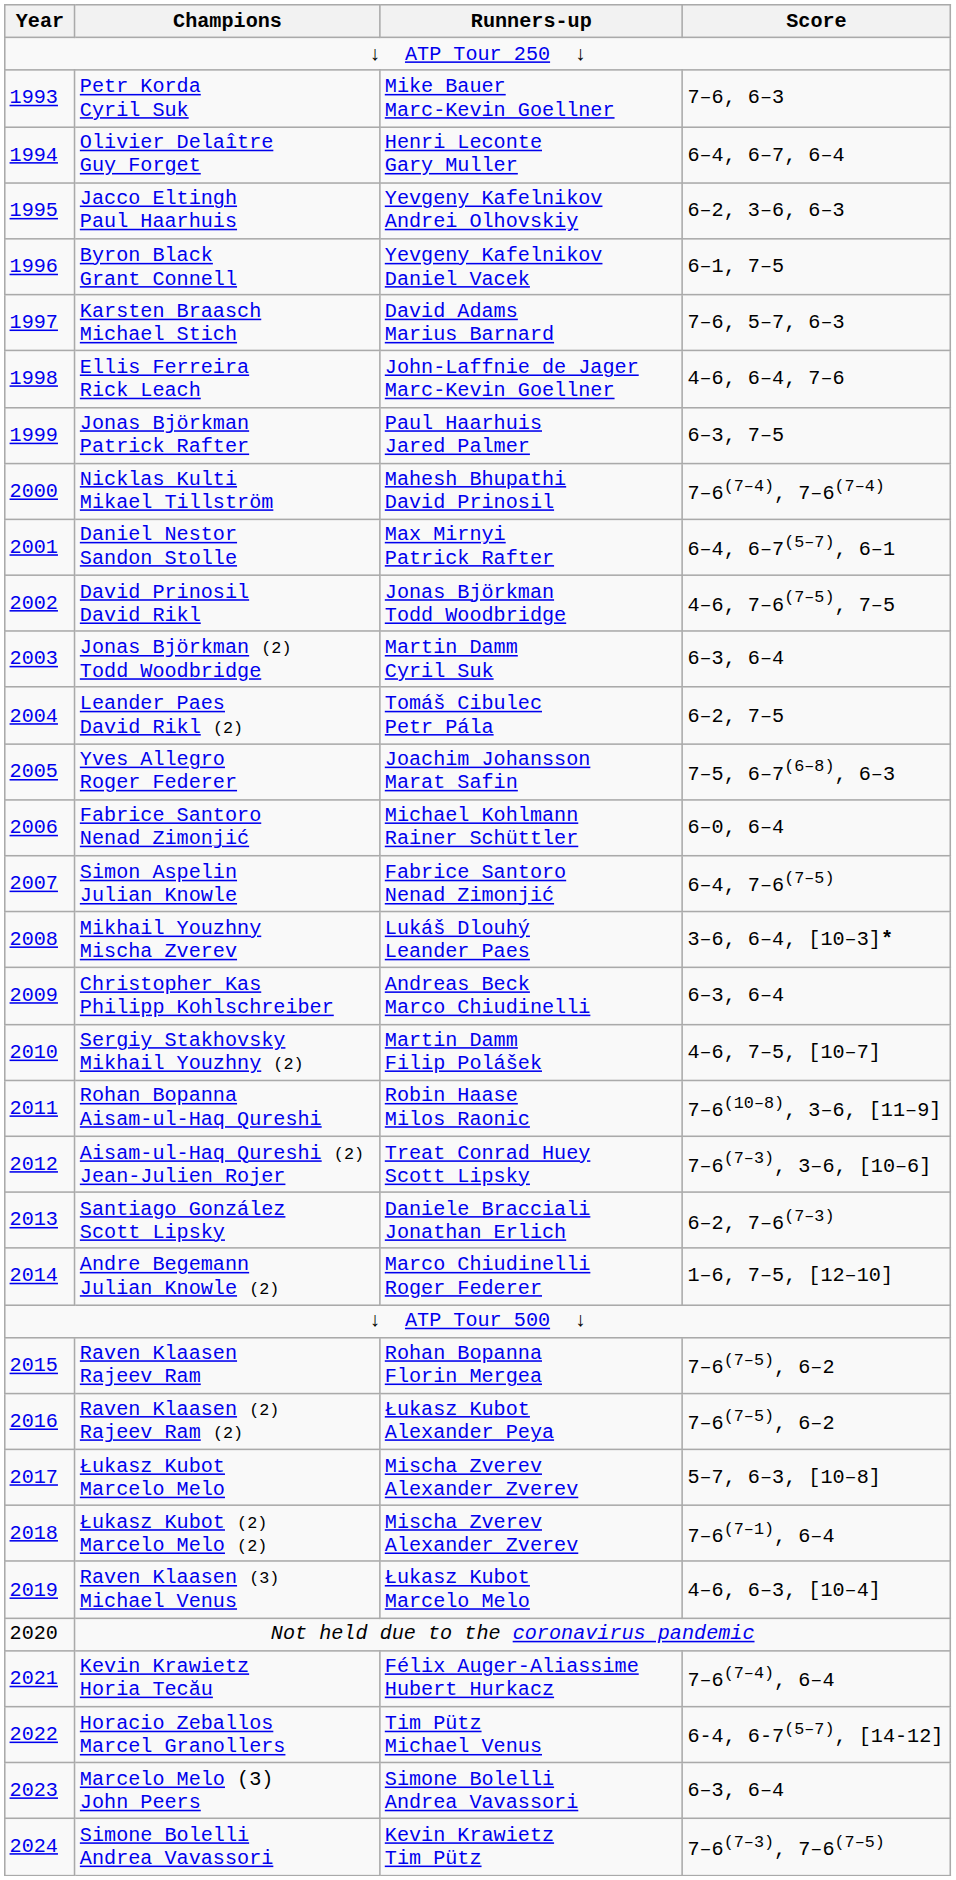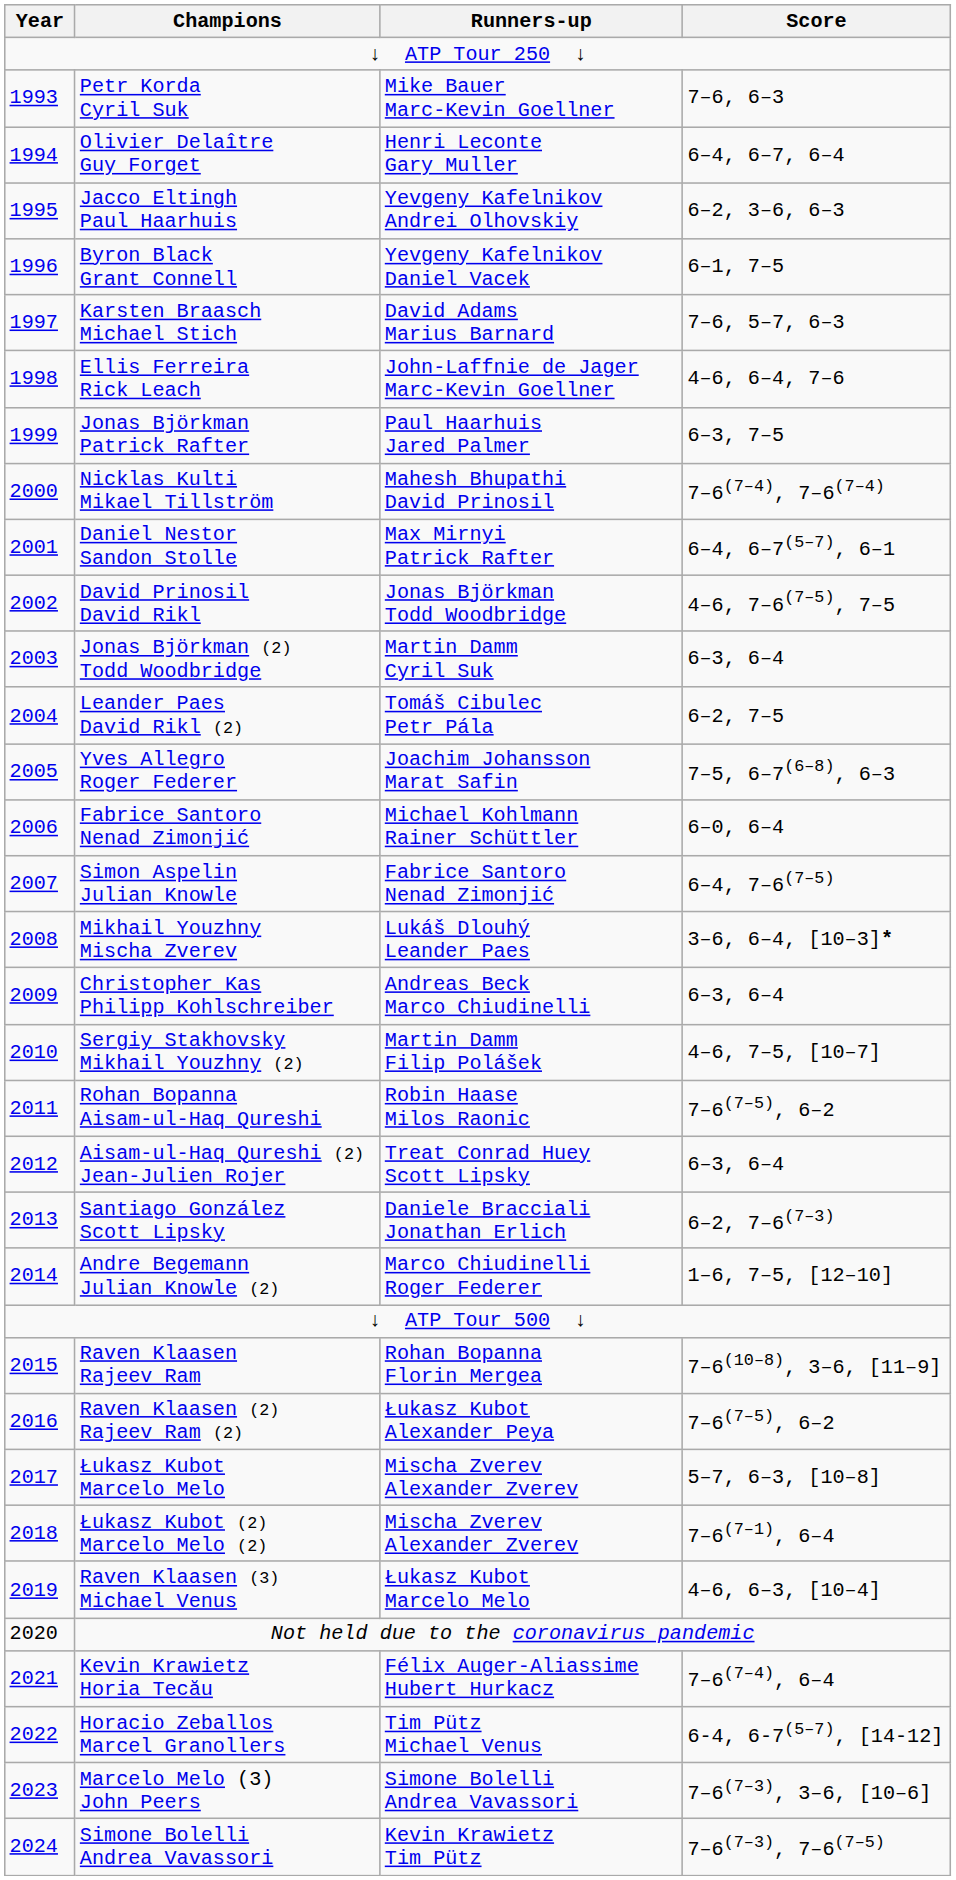(814, 1108) 7–6(10–8), 3–6, [11–9] -> (761, 1108) 7–6(7–5), 6–2
(809, 1164) 7–6(7–3), 3–6, [10–6] -> (736, 1164) 6–3, 6–4
(761, 1365) 7–6(7–5), 6–2 -> (814, 1365) 7–6(10–8), 3–6, [11–9]
(736, 1791) 6–3, 6–4 -> (809, 1791) 7–6(7–3), 3–6, [10–6]
